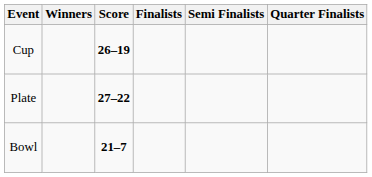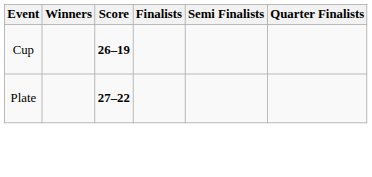- row: (23, 147)
